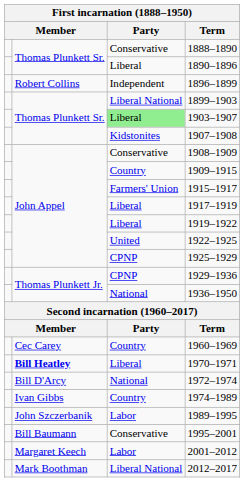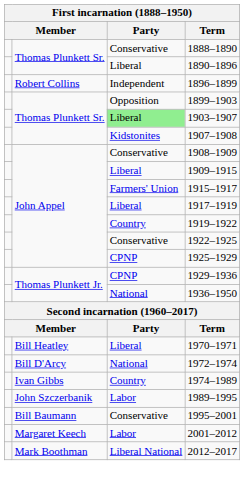(146, 100) Liberal National -> (134, 100) Opposition
(128, 170) Country -> (126, 170) Liberal
(126, 223) Liberal -> (128, 223) Country
(125, 240) United -> (139, 240) Conservative
- row: (212, 345)
(42, 363) bold -> (42, 345) normal
